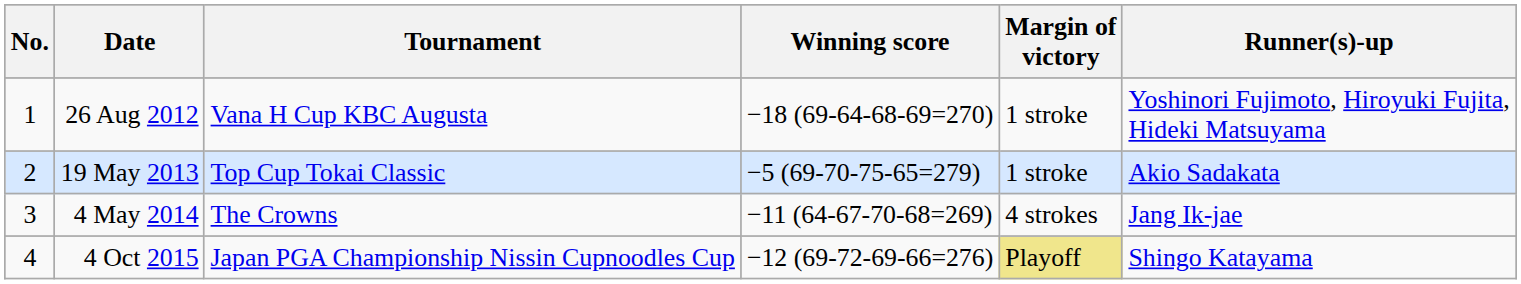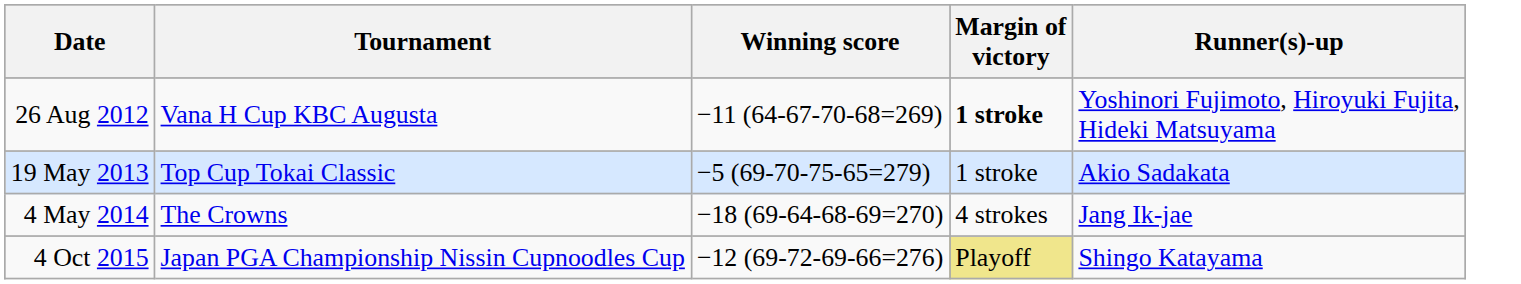- column: (30, 41)
(870, 114) −18 (69-64-68-69=270) -> (820, 114) −11 (64-67-70-68=269)
(1047, 114) normal -> (999, 114) bold
(870, 215) −11 (64-67-70-68=269) -> (820, 215) −18 (69-64-68-69=270)
